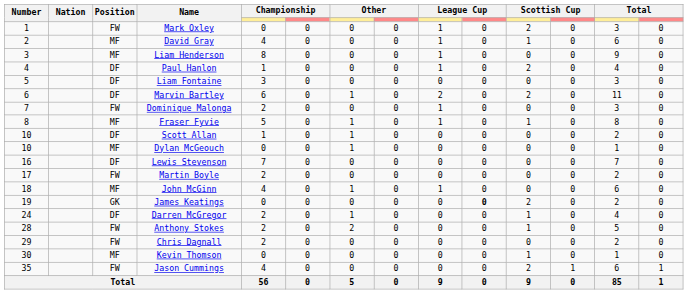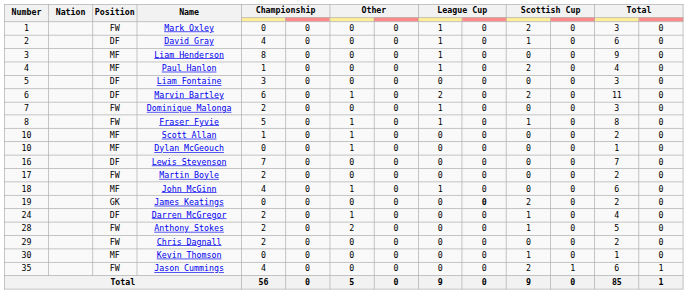(115, 42) MF -> (115, 42) DF
(115, 69) DF -> (115, 69) MF
(115, 122) MF -> (115, 122) FW
(115, 136) DF -> (115, 136) MF
